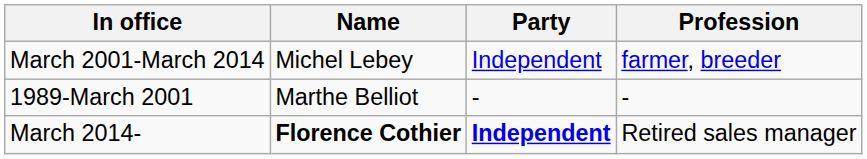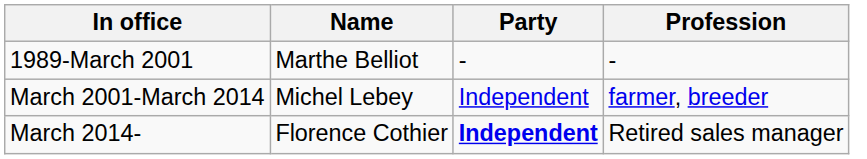rows swapped: (102, 97) <-> (137, 60)
(368, 134) bold -> (362, 134) normal
